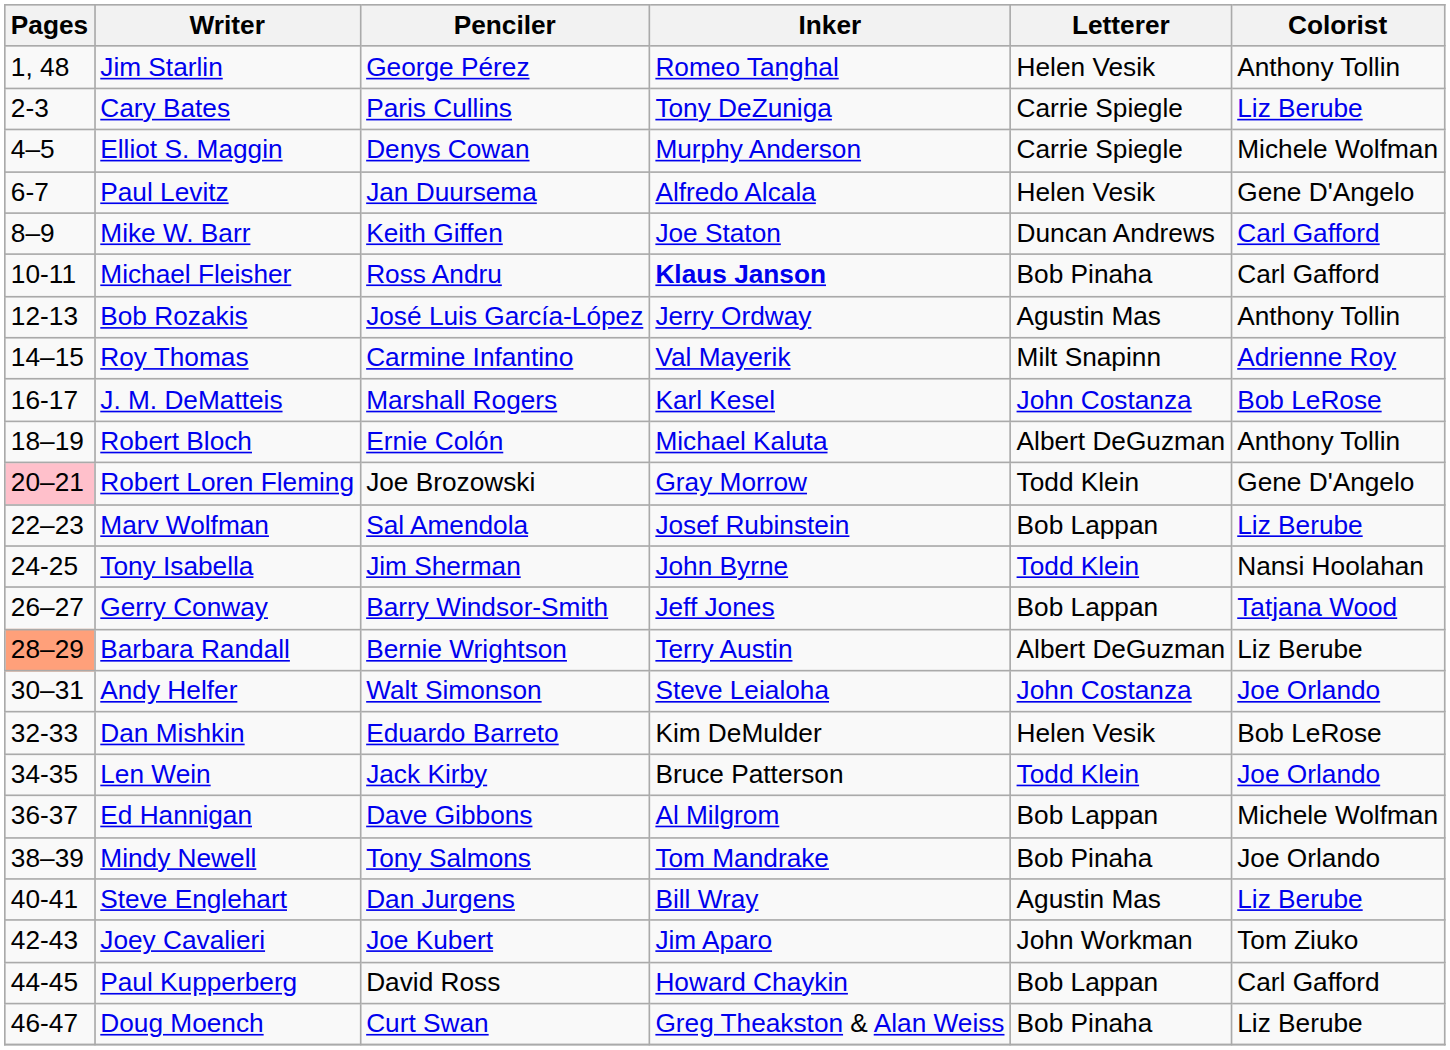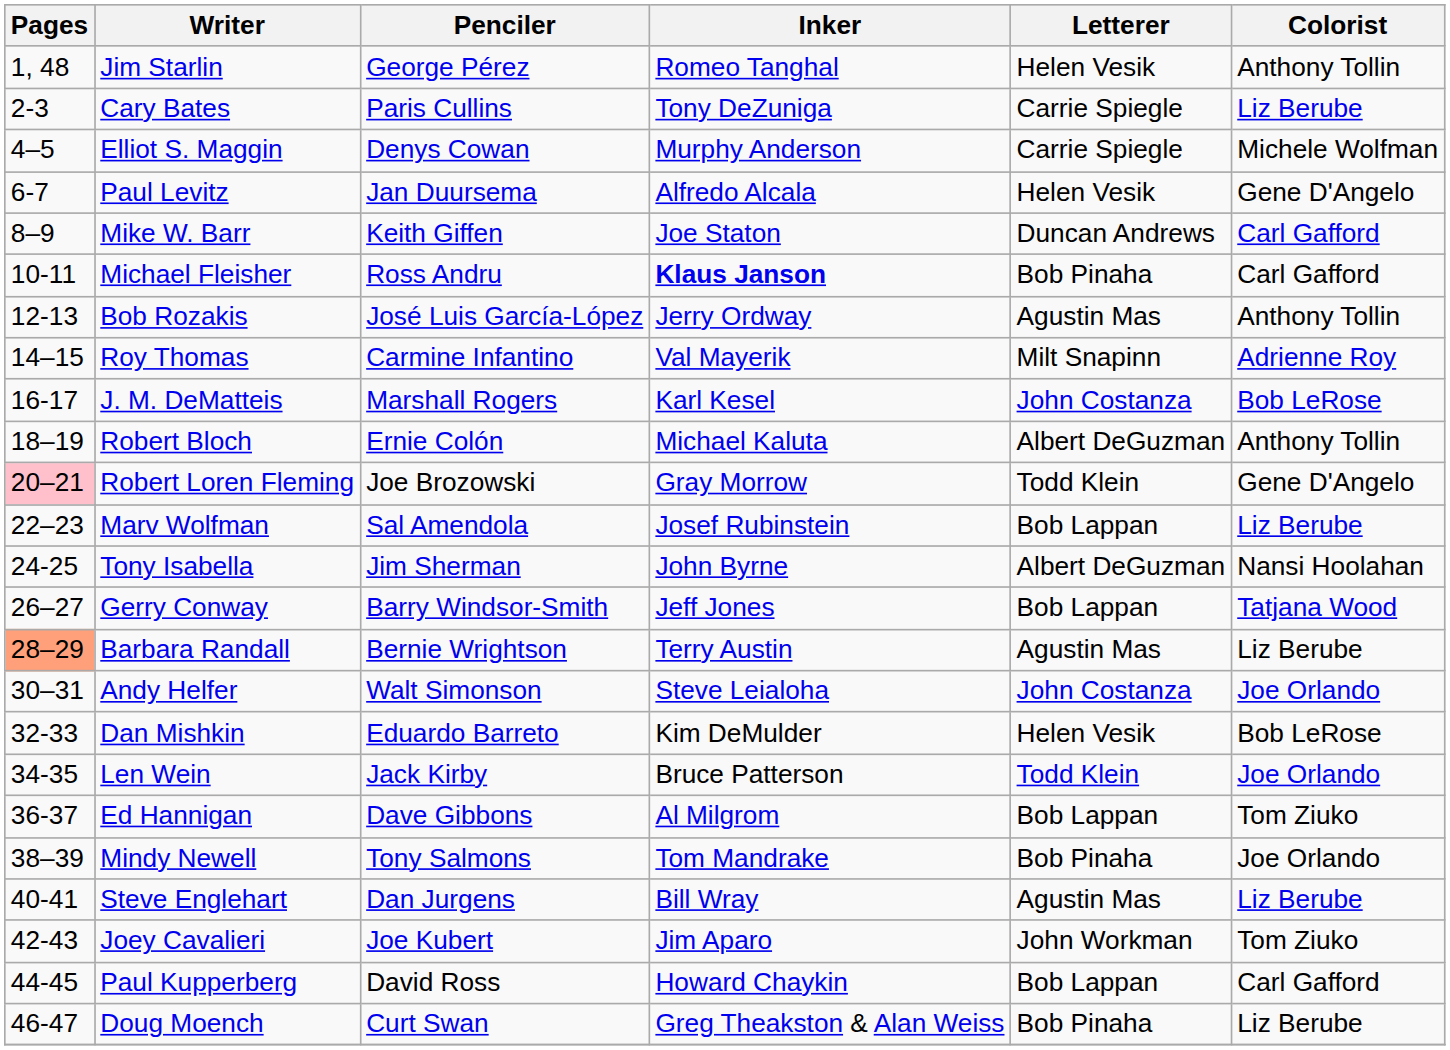(1078, 566) Todd Klein -> (1121, 566) Albert DeGuzman
(1121, 649) Albert DeGuzman -> (1089, 649) Agustin Mas
(1338, 815) Michele Wolfman -> (1298, 815) Tom Ziuko
